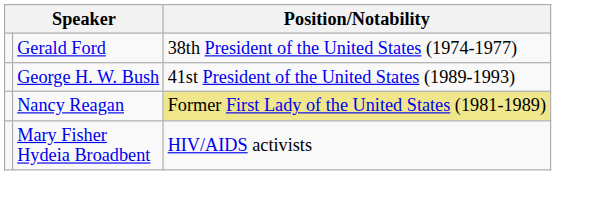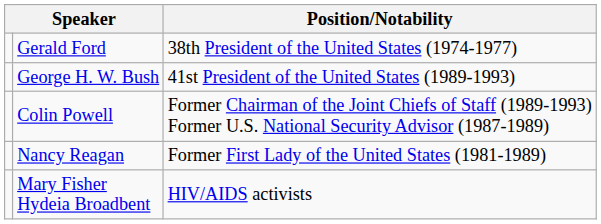+ row: (65, 116)
(357, 105) khaki background -> (357, 155) no background
